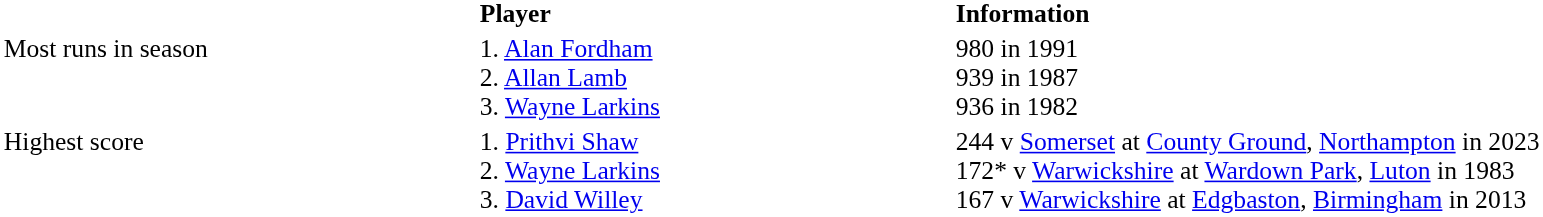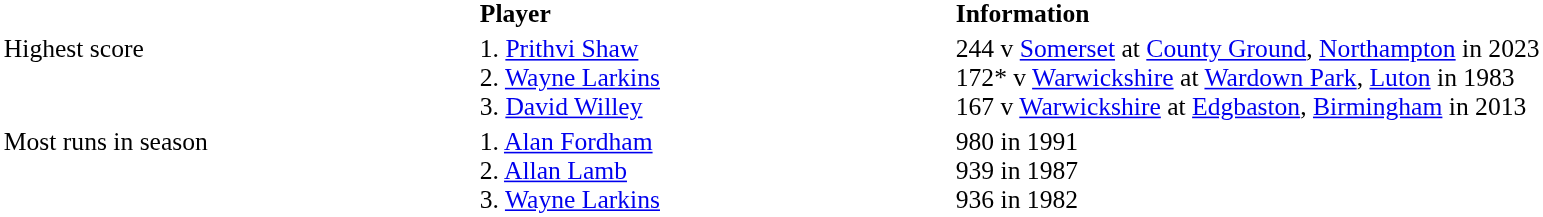rows swapped: (74, 141) <-> (106, 49)
